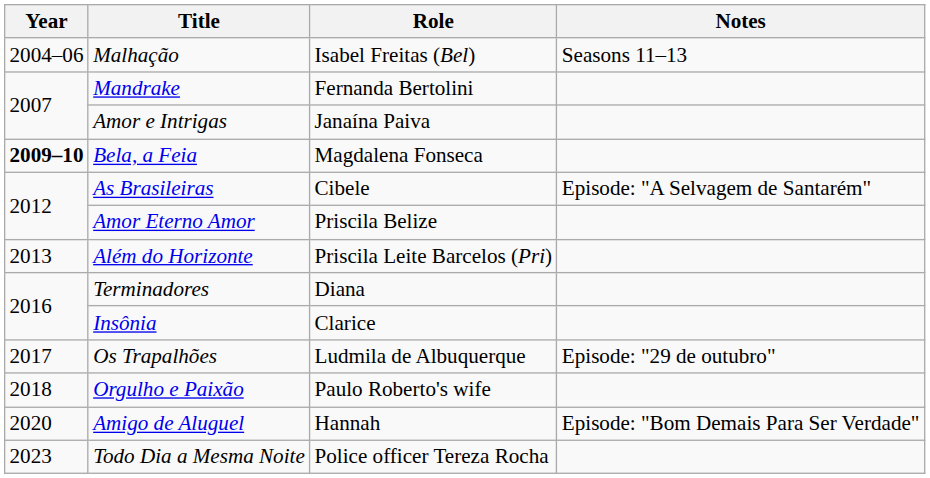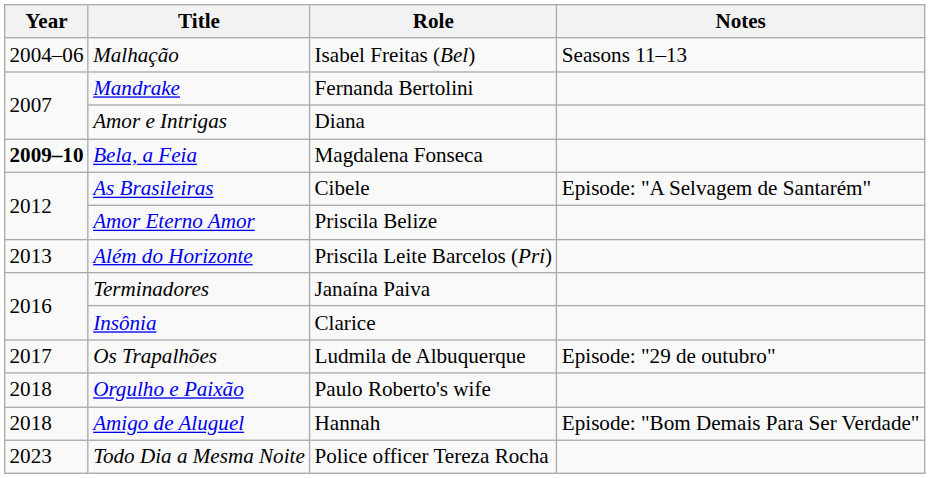(372, 121) Janaína Paiva -> (340, 121) Diana
(340, 289) Diana -> (372, 289) Janaína Paiva
(31, 423) 2020 -> (31, 423) 2018
